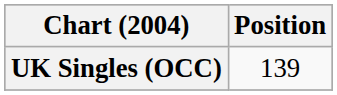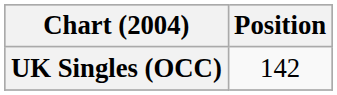(280, 68) 139 -> (280, 68) 142
